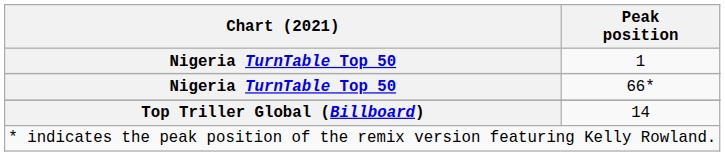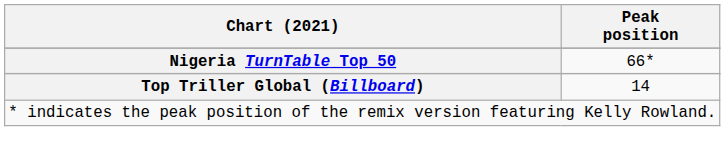- row: (641, 61)
